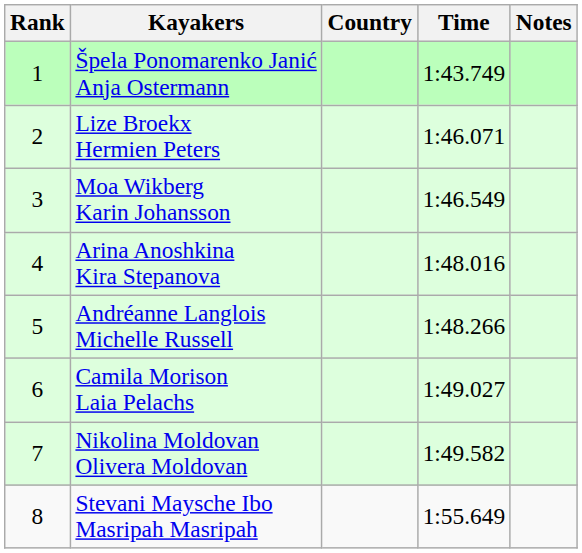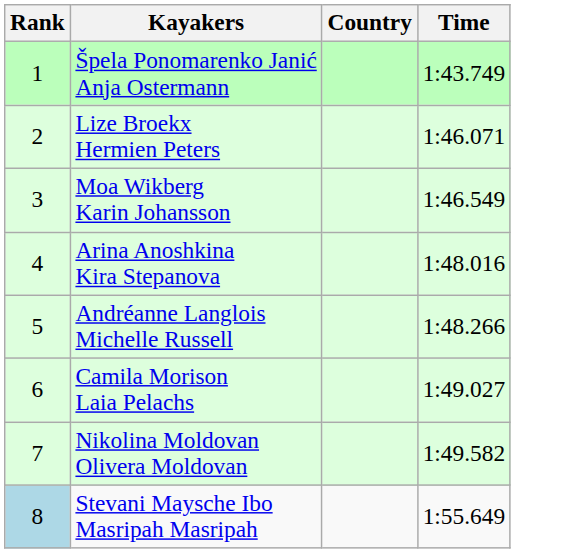- column: (544, 23)
(37, 516) no background -> (37, 516) lightblue background
